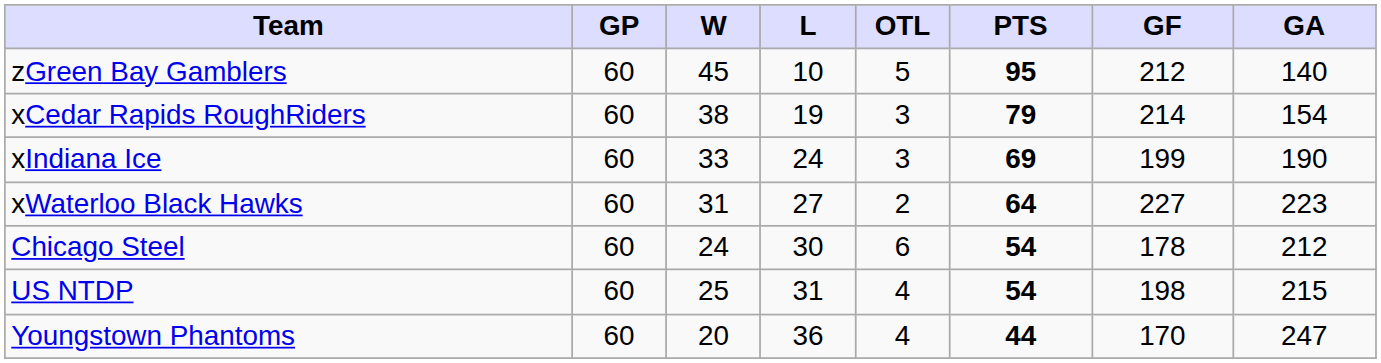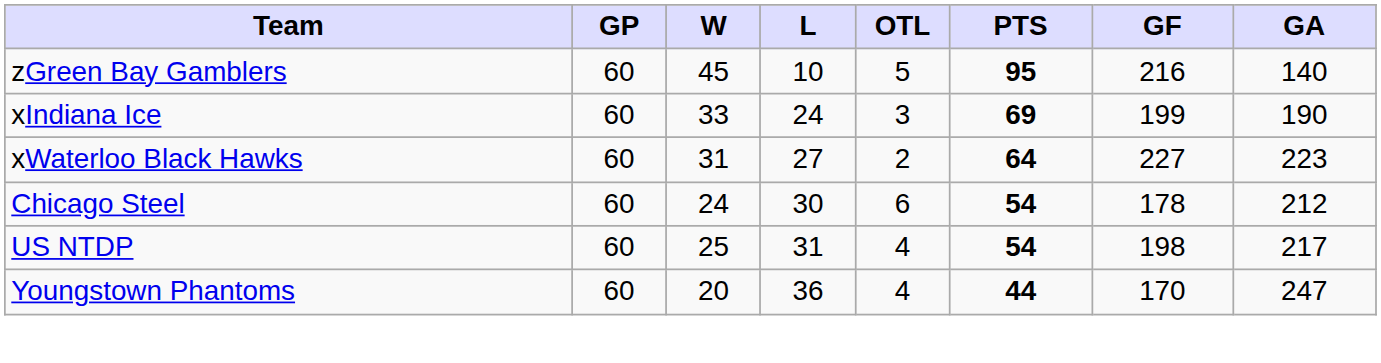(1162, 70) 212 -> (1162, 70) 216
- row: (188, 114)
(1304, 291) 215 -> (1304, 247) 217
